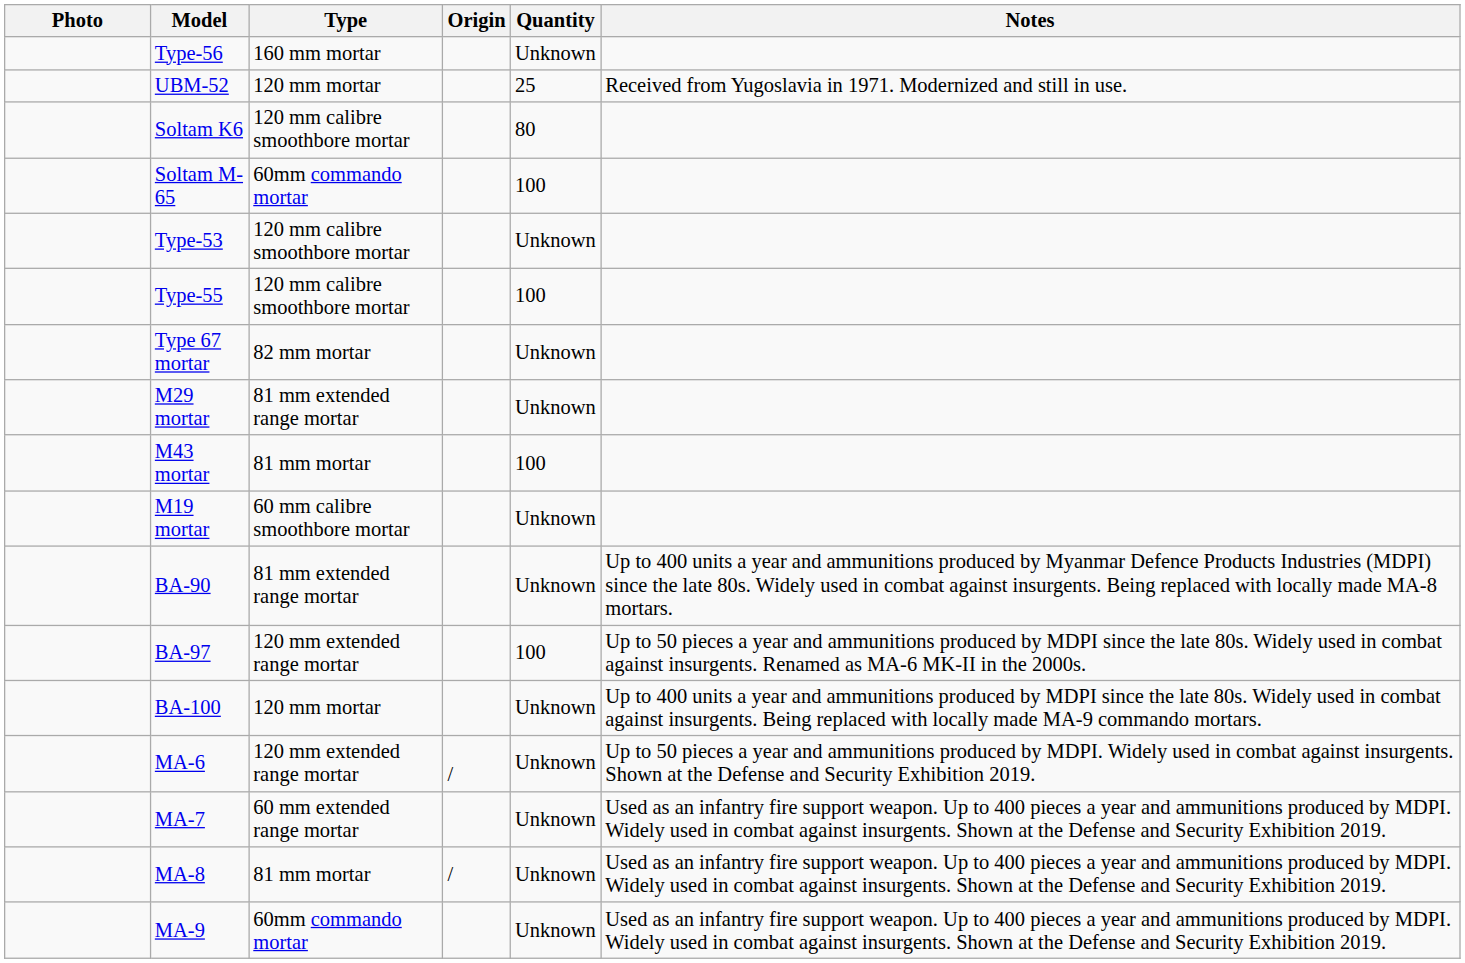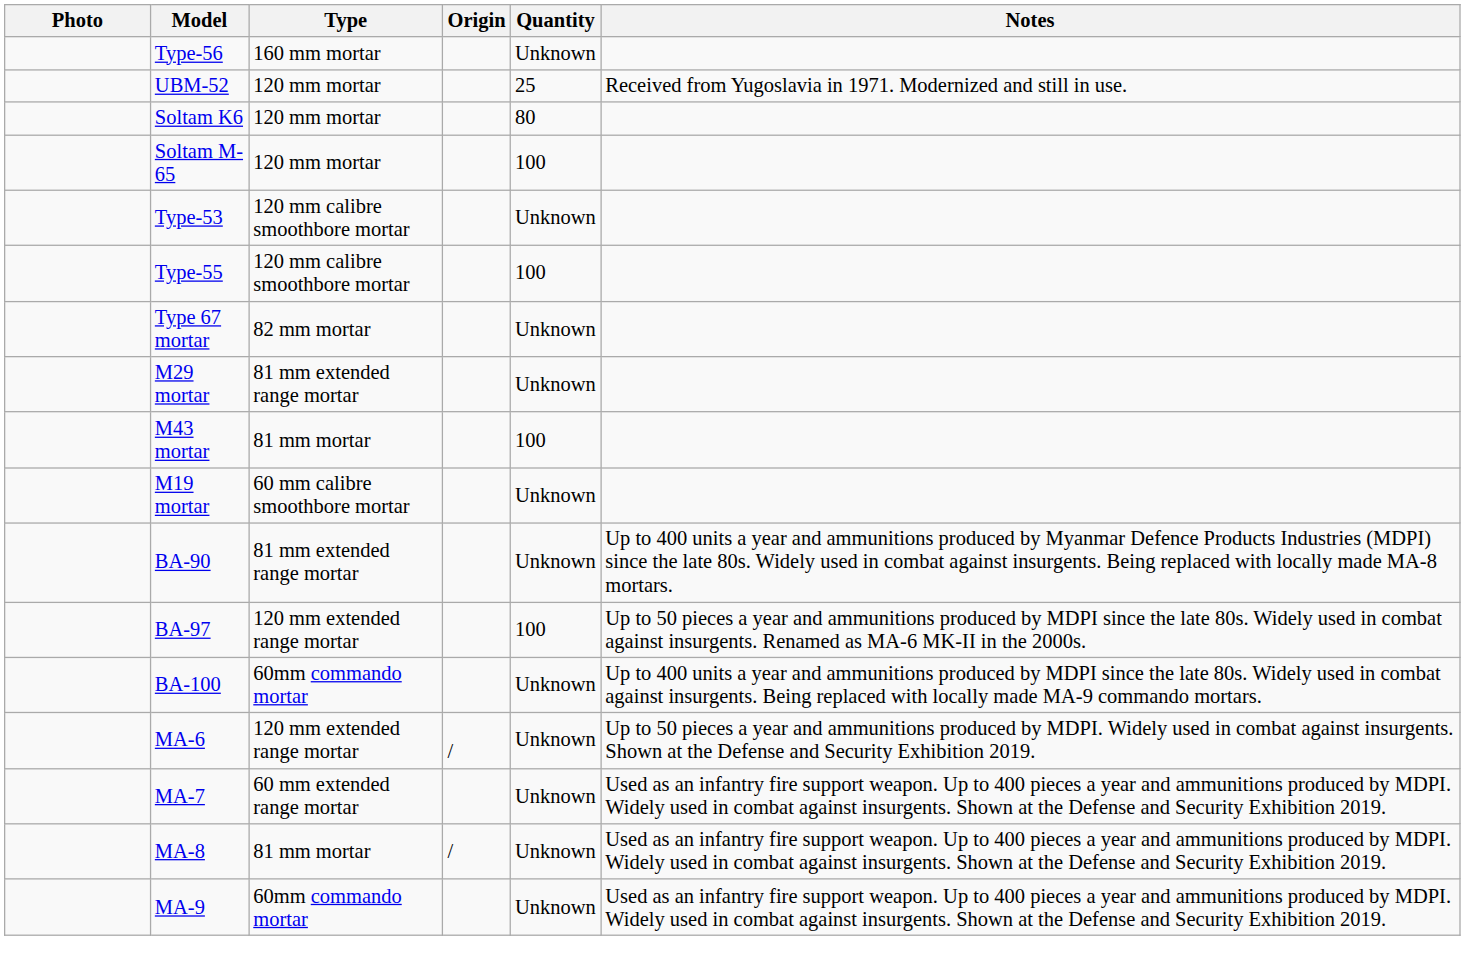(331, 129) 120 mm calibre smoothbore mortar -> (317, 118) 120 mm mortar
(328, 185) 60mm commando mortar -> (317, 162) 120 mm mortar
(317, 707) 120 mm mortar -> (328, 684) 60mm commando mortar
